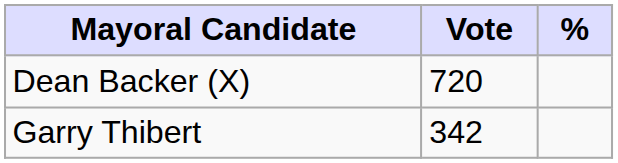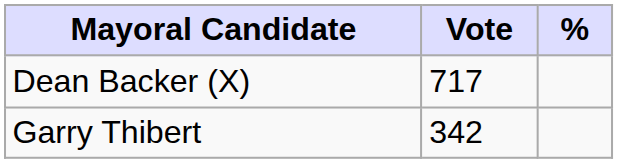(456, 81) 720 -> (456, 81) 717
